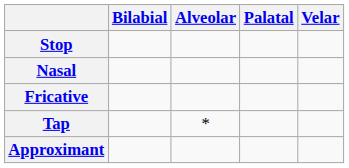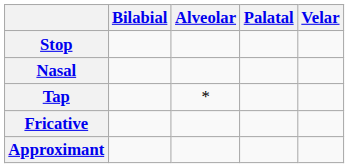rows swapped: (56, 96) <-> (56, 123)
